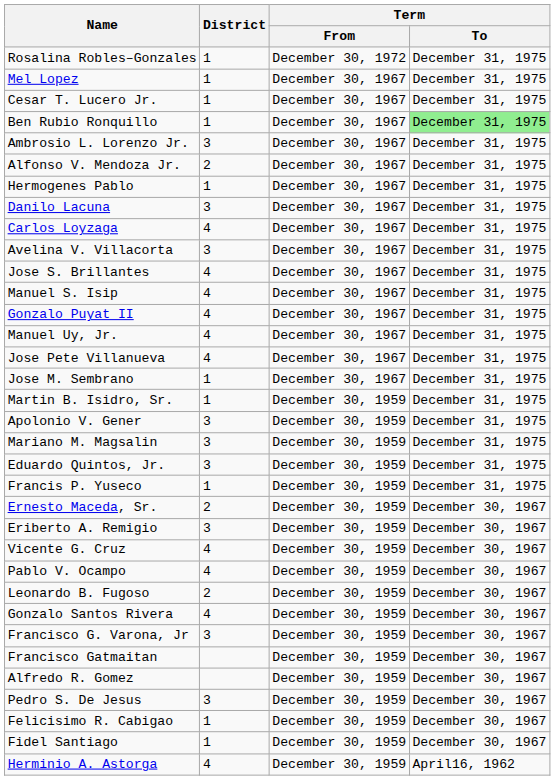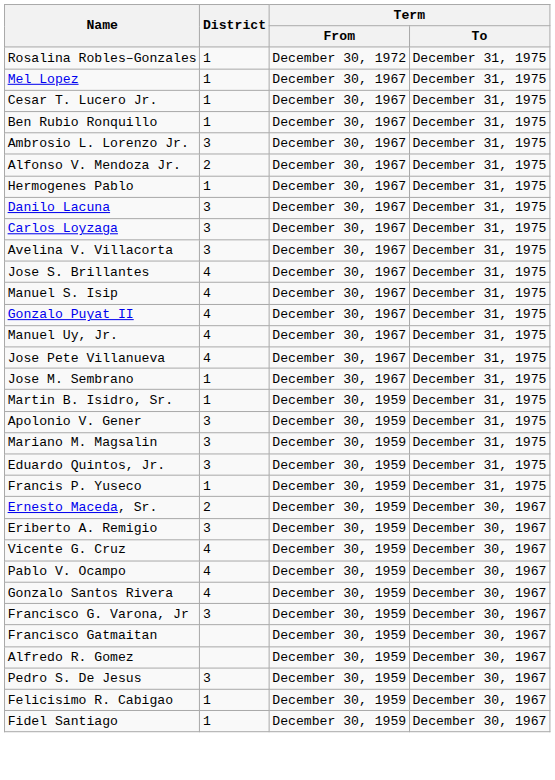(479, 122) lightgreen background -> (479, 122) no background
(207, 229) 4 -> (207, 229) 3
- row: (79, 593)
- row: (82, 764)
